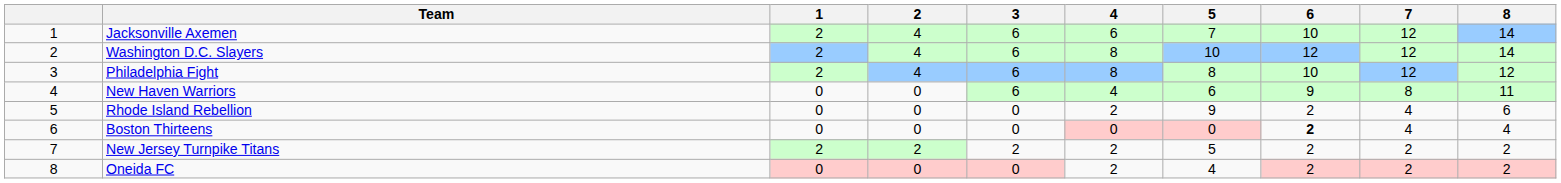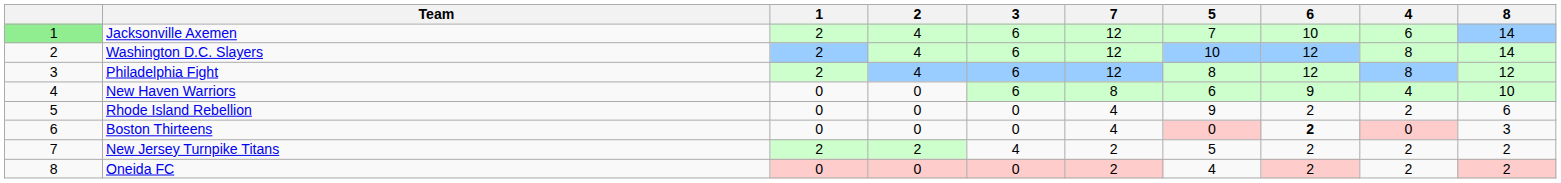columns swapped: (1114, 14) <-> (1408, 14)
(54, 33) no background -> (54, 33) lightgreen background
(1310, 72) 10 -> (1310, 72) 12
(1507, 91) 11 -> (1507, 91) 10
(1507, 130) 4 -> (1507, 130) 3
(1016, 149) 2 -> (1016, 149) 4
